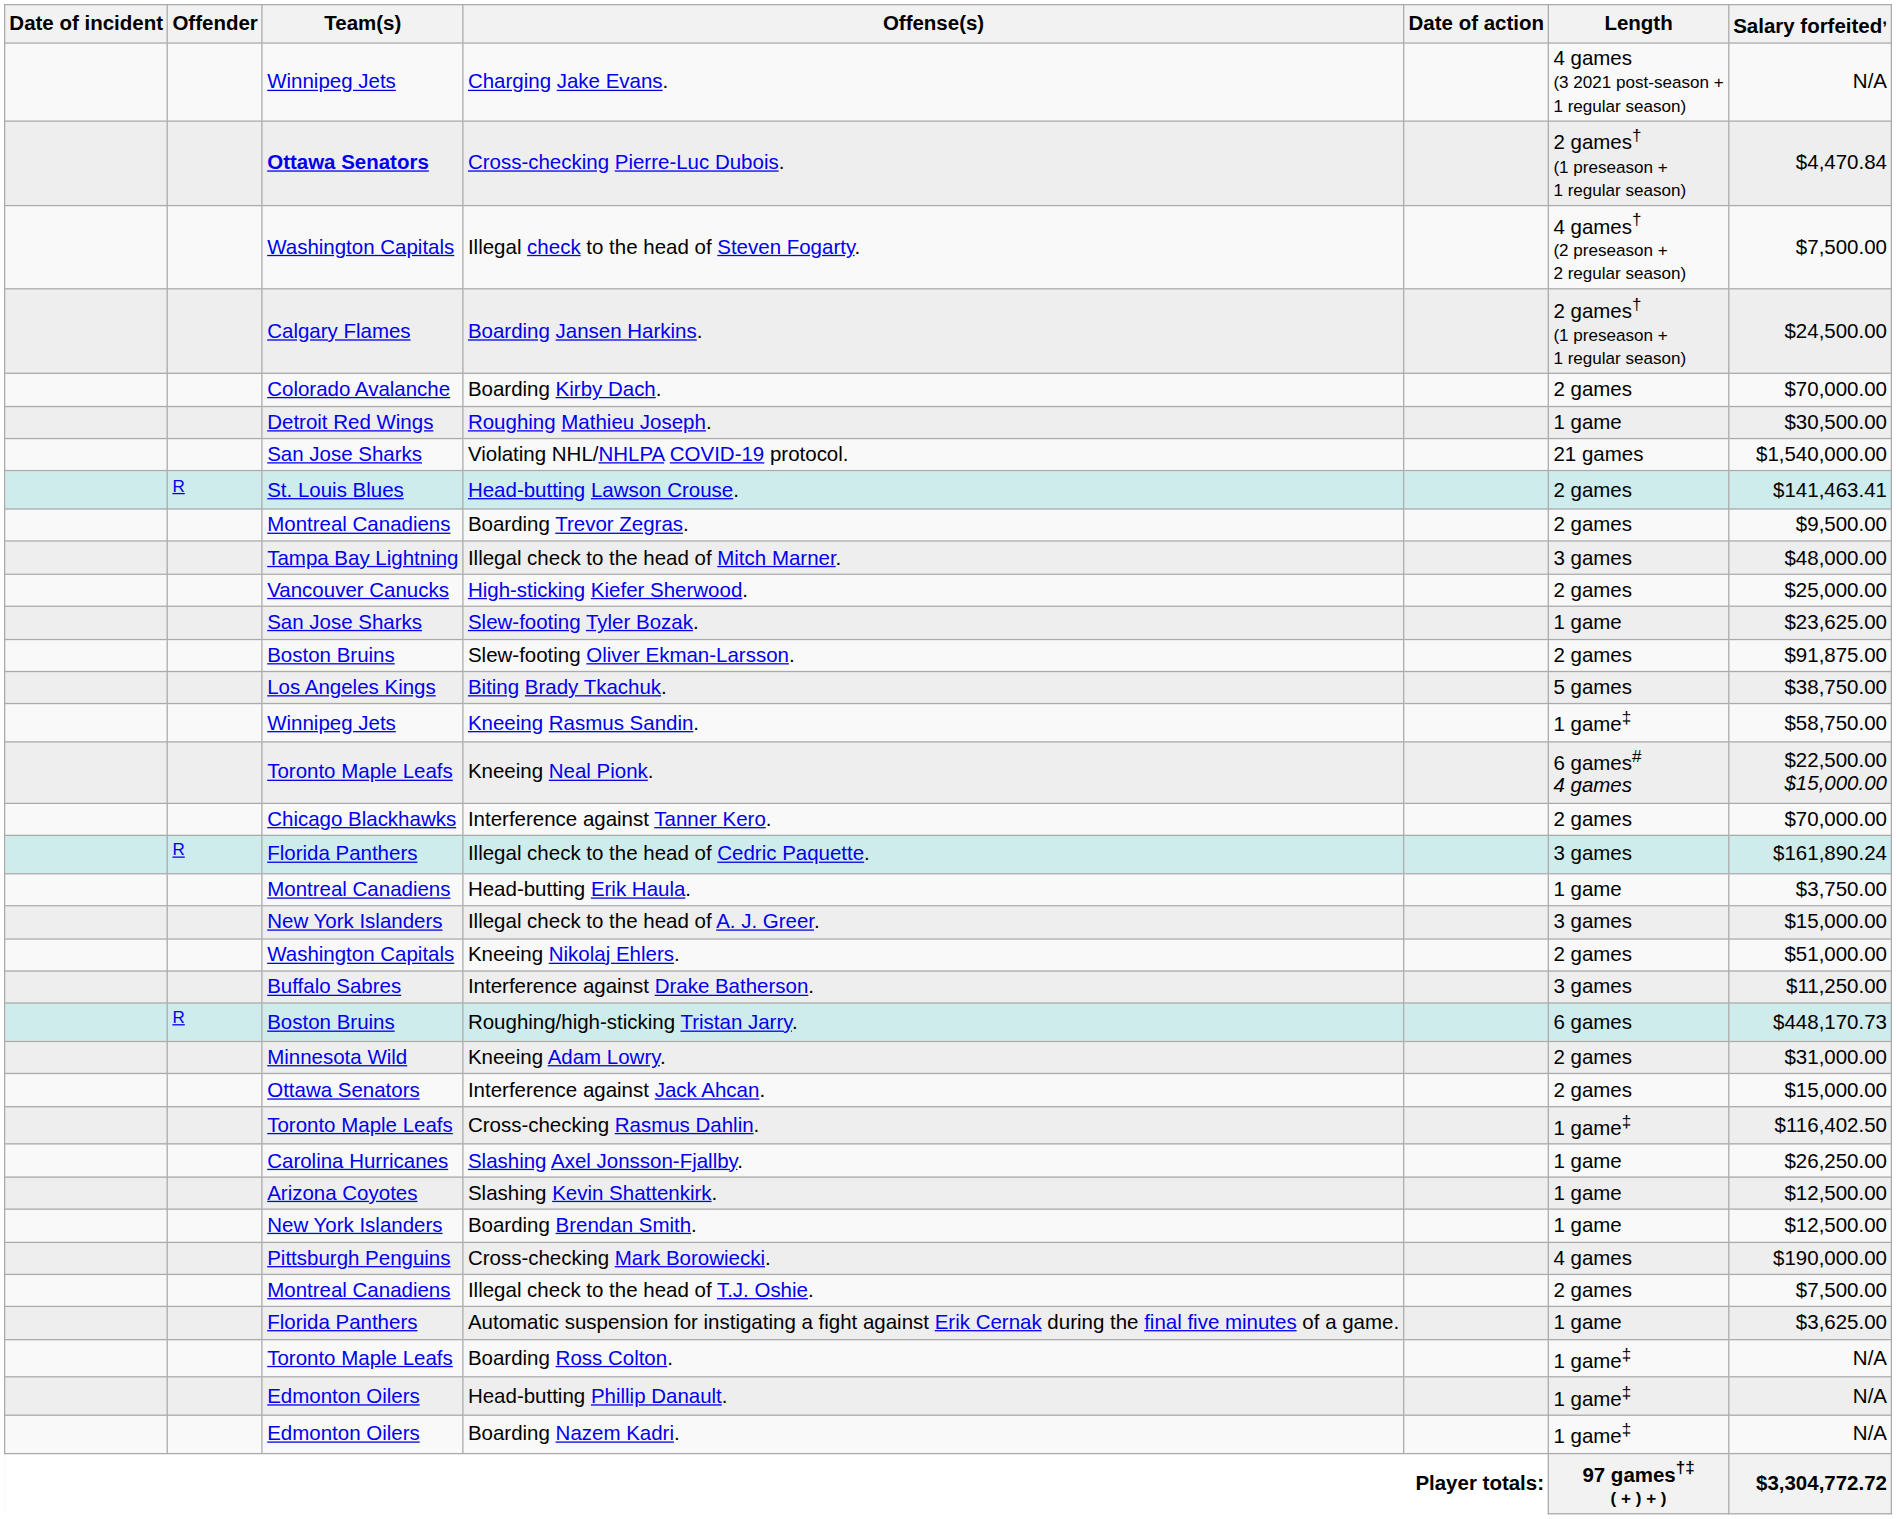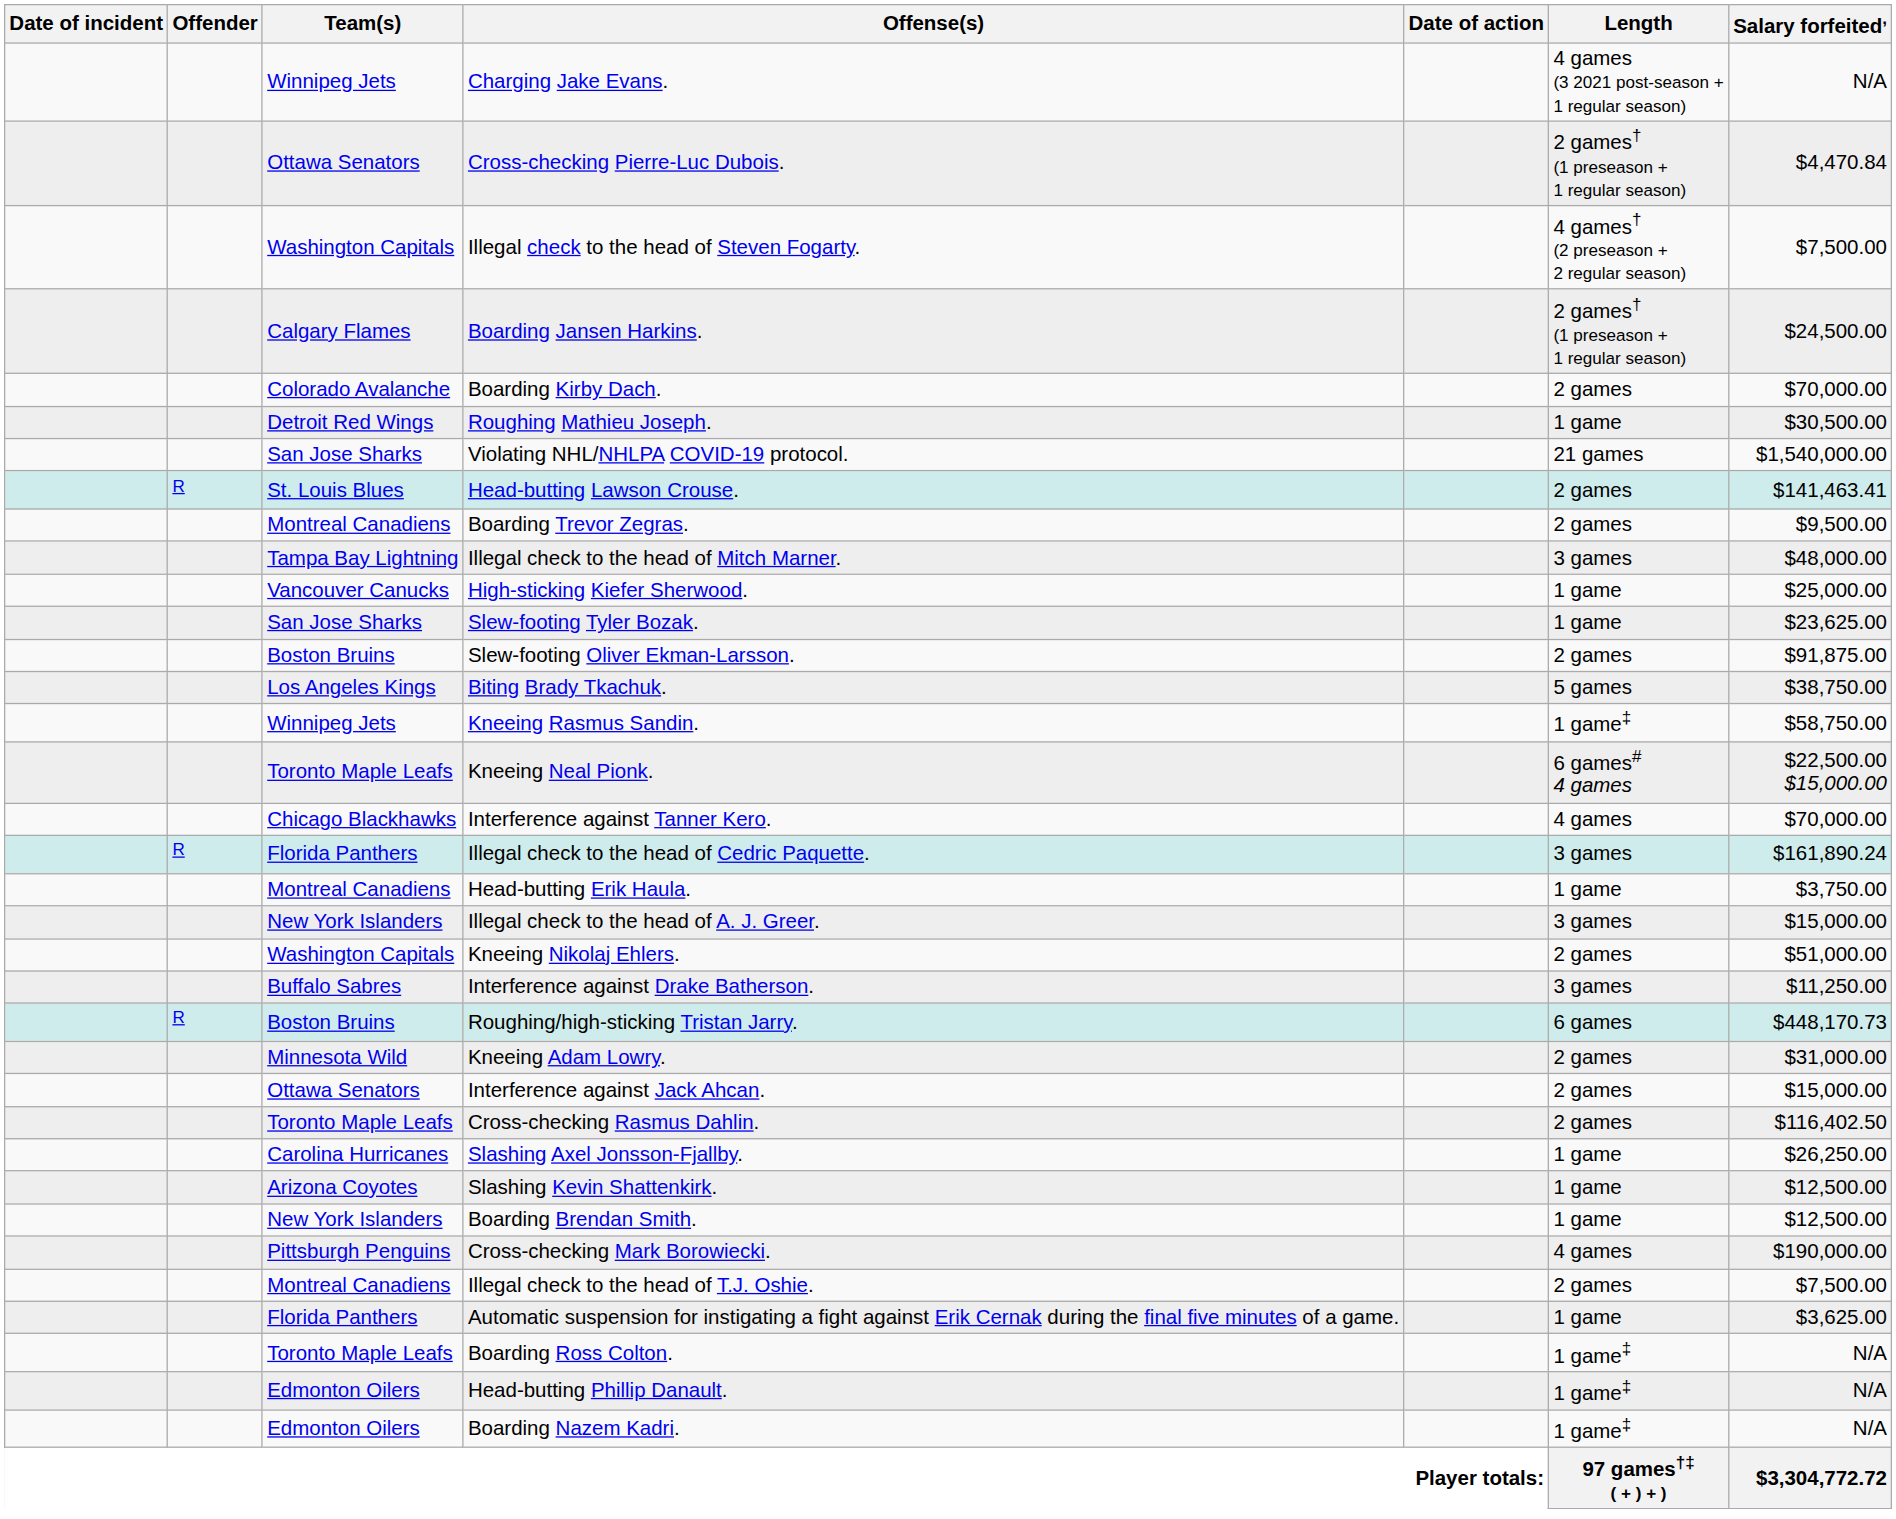(348, 163) bold -> (343, 163) normal
(1593, 590) 2 games -> (1588, 590) 1 game
(1593, 819) 2 games -> (1593, 819) 4 games
(1592, 1125) 1 game‡ -> (1593, 1122) 2 games
